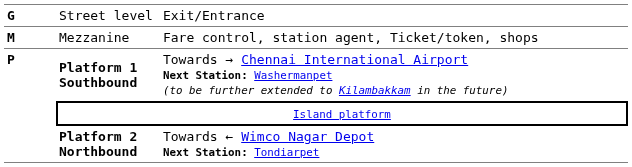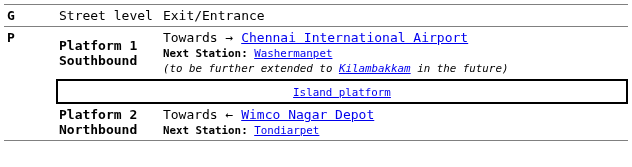- row: (94, 38)
